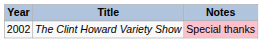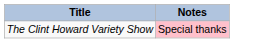- column: (19, 12)
